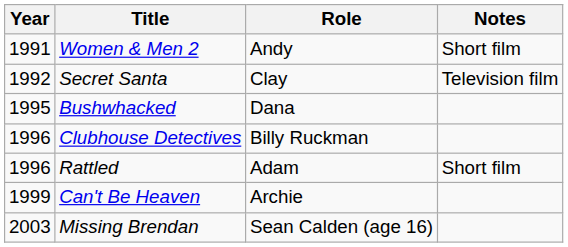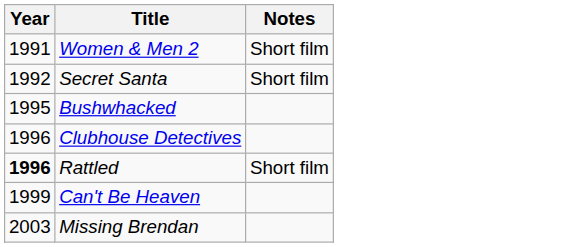- column: (341, 19)
(500, 78) Television film -> (289, 78) Short film
(30, 167) normal -> (30, 167) bold
